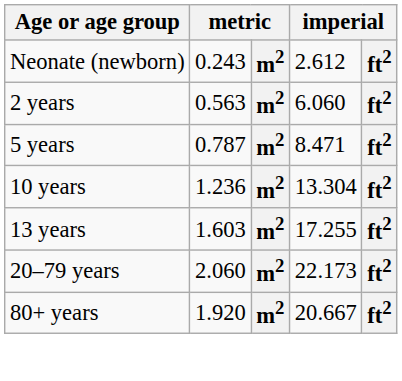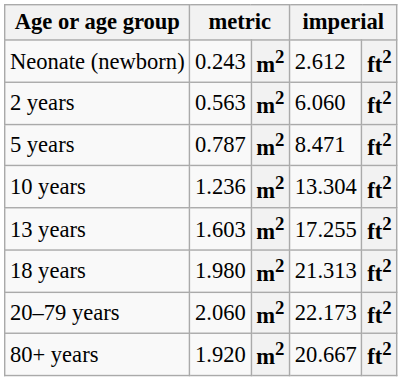+ row: (48, 270)
